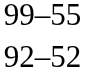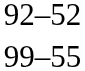rows swapped: (43, 14) <-> (43, 57)
